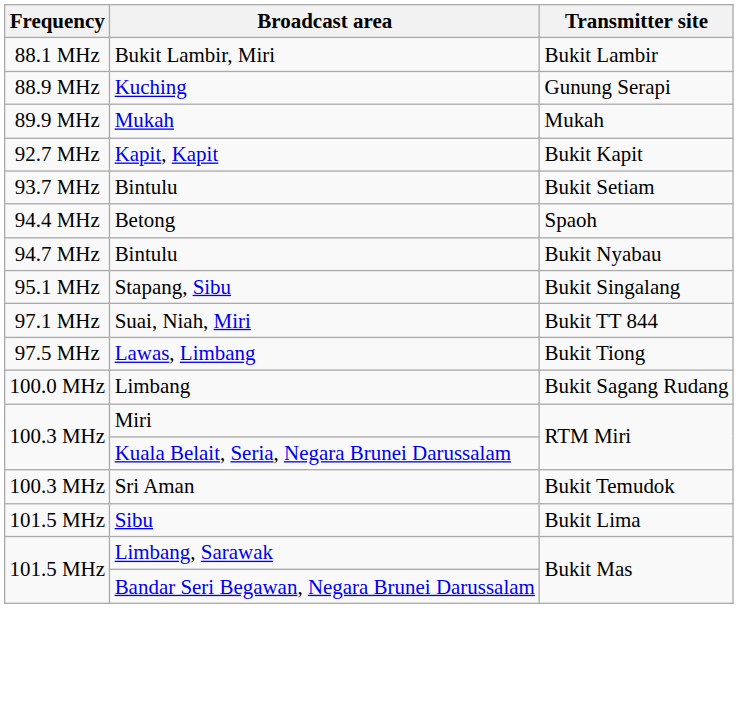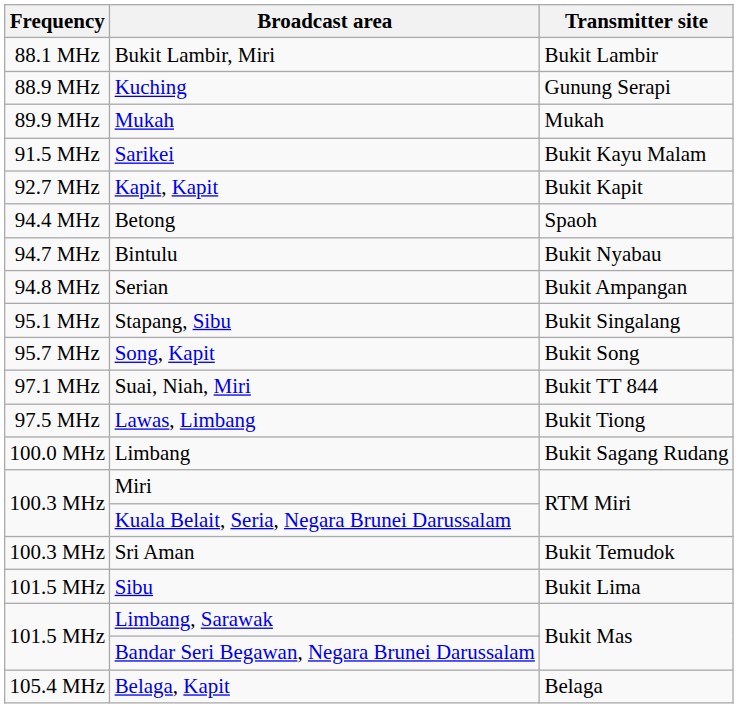+ row: (144, 154)
- row: (146, 187)
+ row: (141, 287)
+ row: (165, 353)
+ row: (172, 685)
